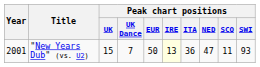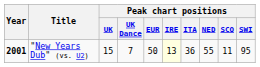(16, 51) normal -> (16, 51) bold
(209, 51) 47 -> (209, 51) 55
(246, 51) 93 -> (246, 51) 95
